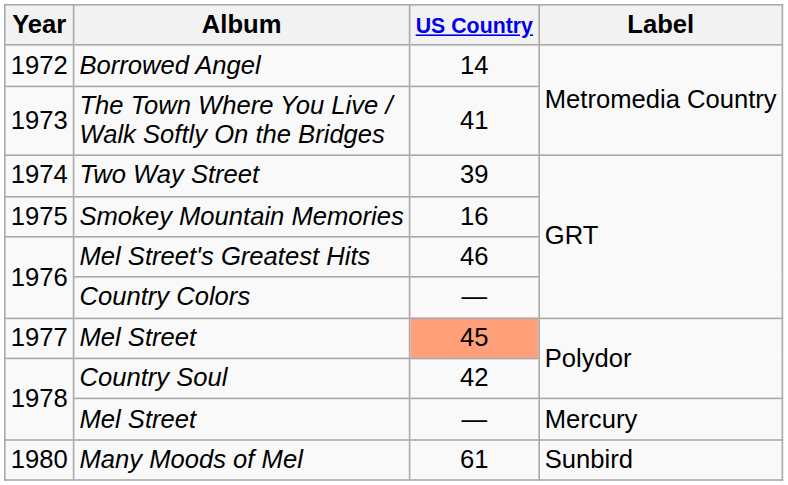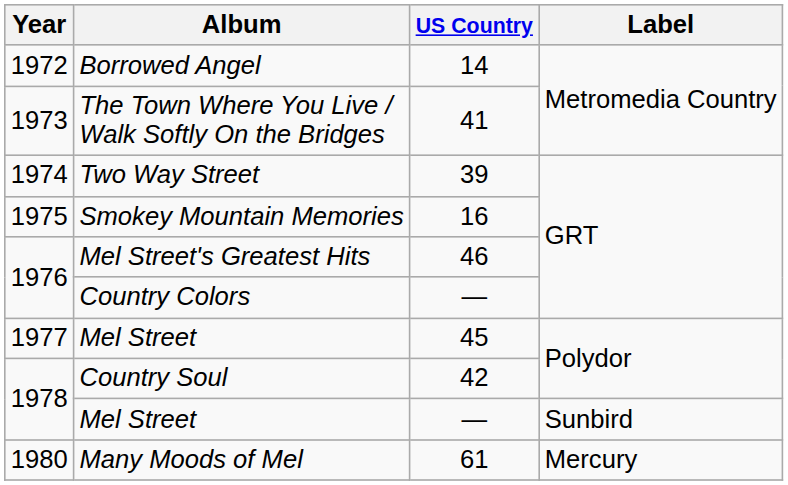(474, 337) lightsalmon background -> (474, 337) no background
(591, 418) Mercury -> (589, 418) Sunbird
(589, 459) Sunbird -> (591, 459) Mercury
